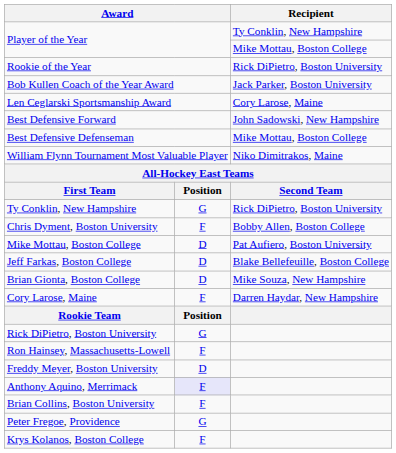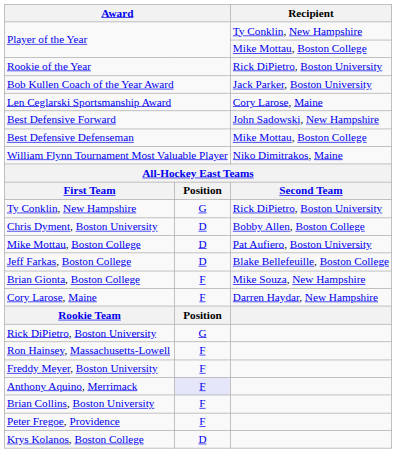(202, 226) F -> (202, 226) D
(202, 279) D -> (202, 279) F
(202, 368) D -> (202, 368) F
(202, 421) G -> (202, 421) F
(202, 439) F -> (202, 439) D
